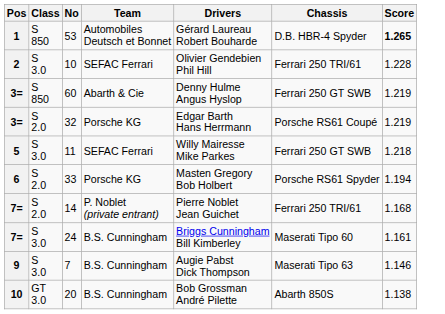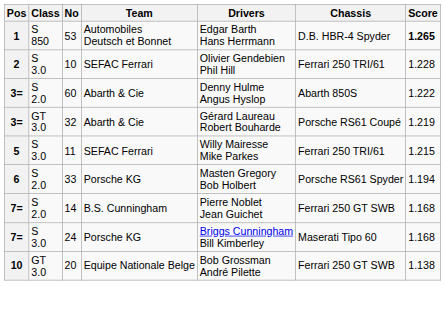(217, 36) Gérard Laureau Robert Bouharde -> (237, 36) Edgar Barth Hans Herrmann
(40, 93) S 850 -> (39, 93) S 2.0
(323, 93) Ferrari 250 GT SWB -> (328, 93) Abarth 850S
(398, 93) 1.219 -> (422, 93) 1.222
(39, 122) S 2.0 -> (39, 122) GT 3.0
(112, 122) Porsche KG -> (114, 122) Abarth & Cie
(214, 122) Edgar Barth Hans Herrmann -> (240, 122) Gérard Laureau Robert Bouharde
(323, 151) Ferrari 250 GT SWB -> (341, 151) Ferrari 250 TRI/61
(398, 151) 1.218 -> (422, 151) 1.215
(121, 208) P. Noblet (private entrant) -> (125, 208) B.S. Cunningham
(318, 208) Ferrari 250 TRI/61 -> (346, 208) Ferrari 250 GT SWB
(125, 237) B.S. Cunningham -> (112, 237) Porsche KG
(398, 237) 1.161 -> (422, 237) 1.168
- row: (68, 266)
(125, 294) B.S. Cunningham -> (139, 266) Equipe Nationale Belge
(304, 294) Abarth 850S -> (346, 266) Ferrari 250 GT SWB
